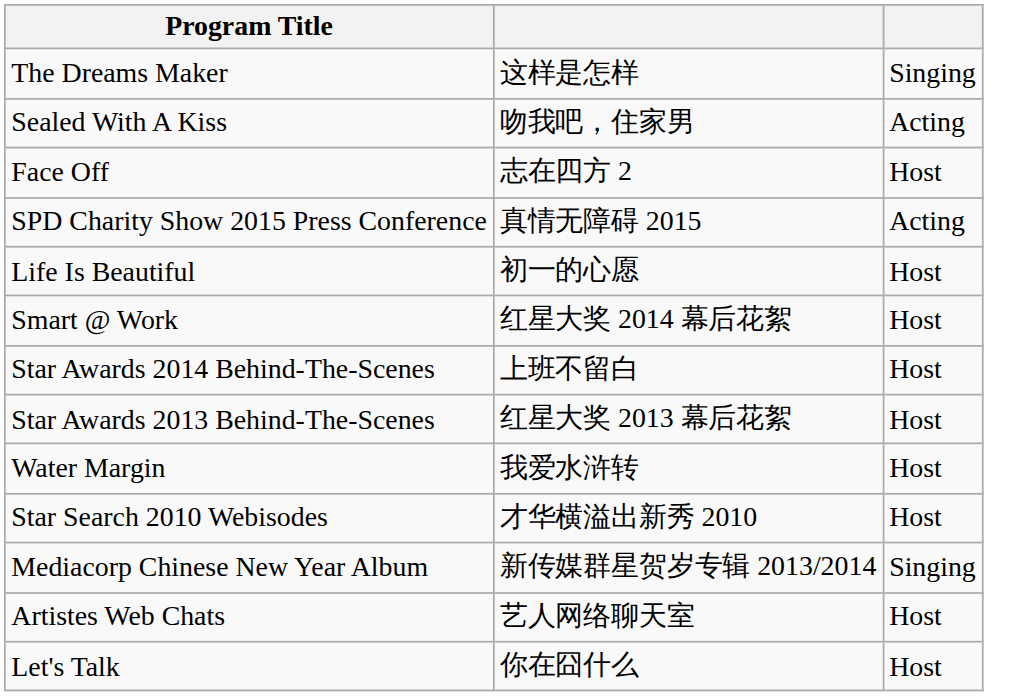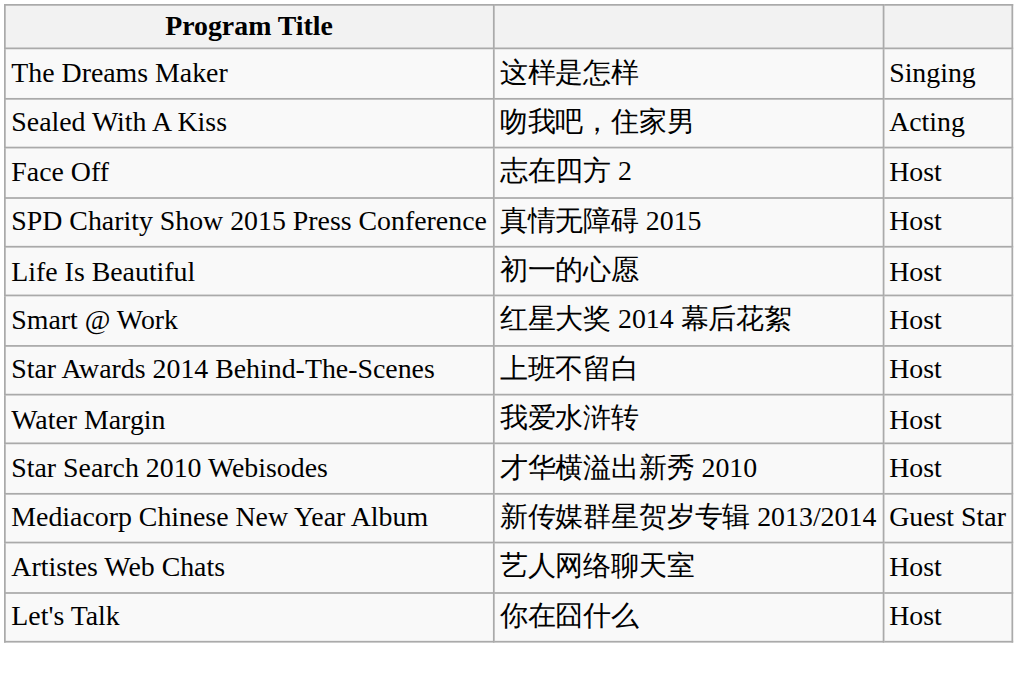(927, 221) Acting -> (915, 221) Host
- row: (223, 418)
(932, 567) Singing -> (948, 517) Guest Star
